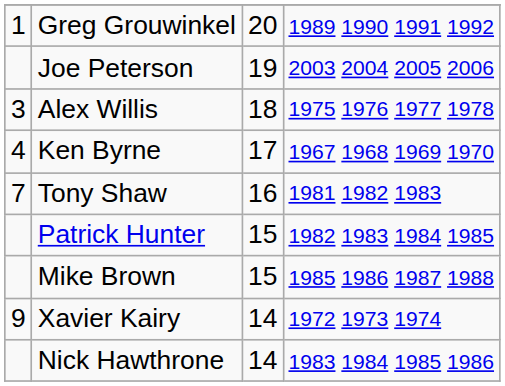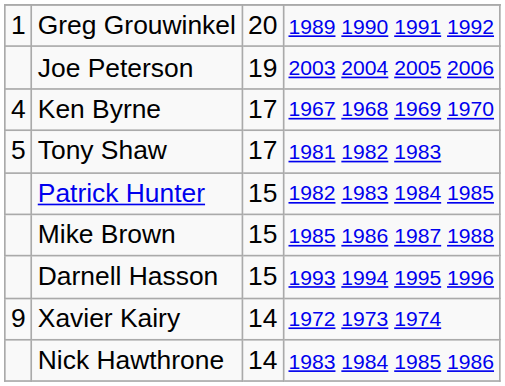- row: (98, 109)
(18, 192) 7 -> (18, 151) 5
(263, 192) 16 -> (263, 151) 17
+ row: (128, 276)
